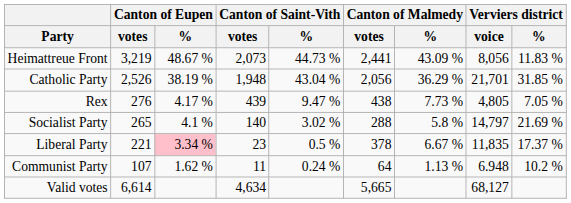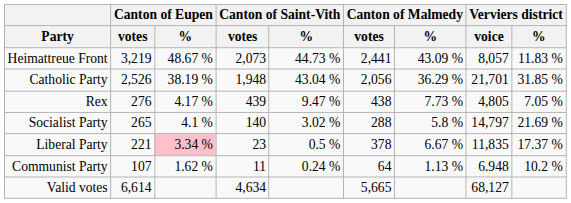(493, 58) 8,056 -> (493, 58) 8,057
